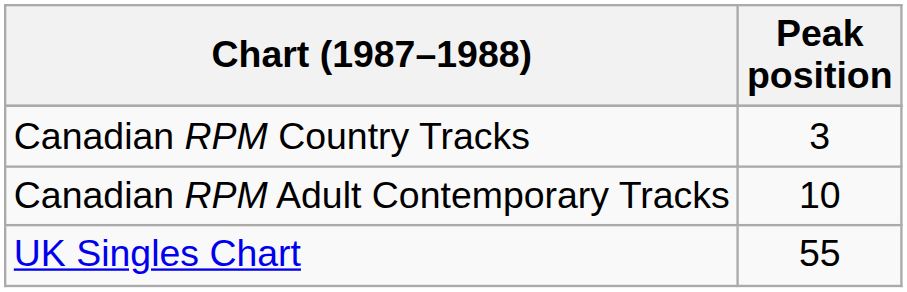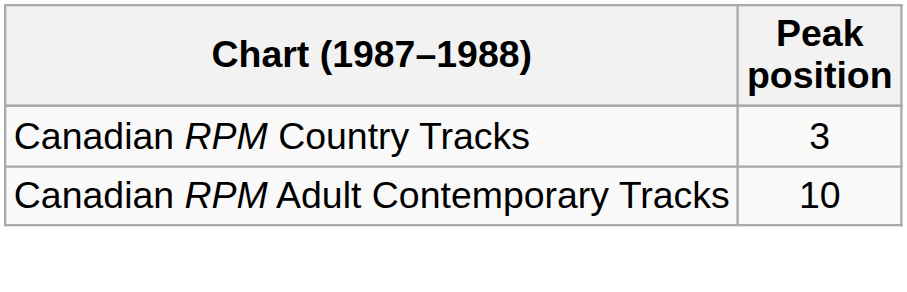- row: (157, 254)
